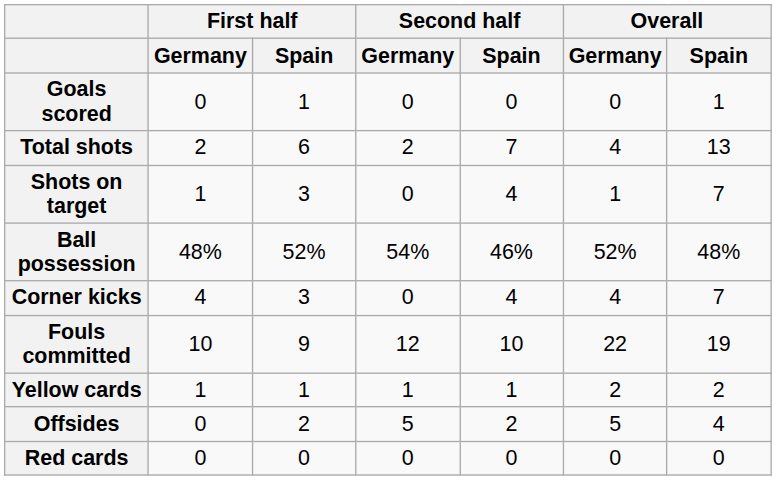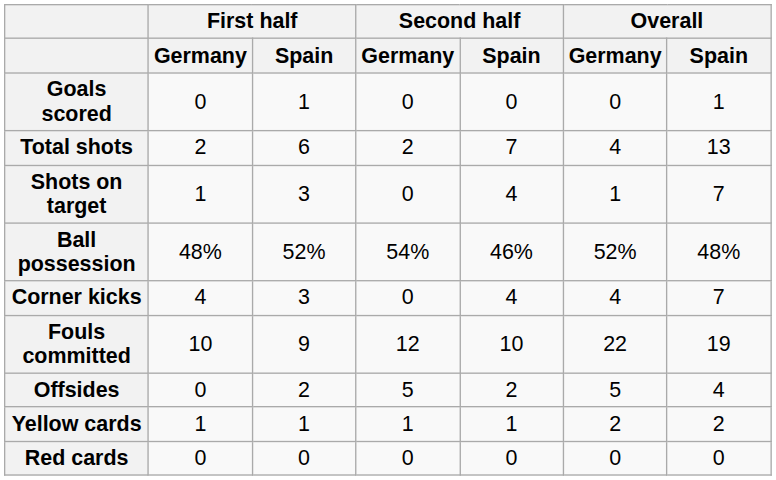rows swapped: (77, 424) <-> (77, 390)
